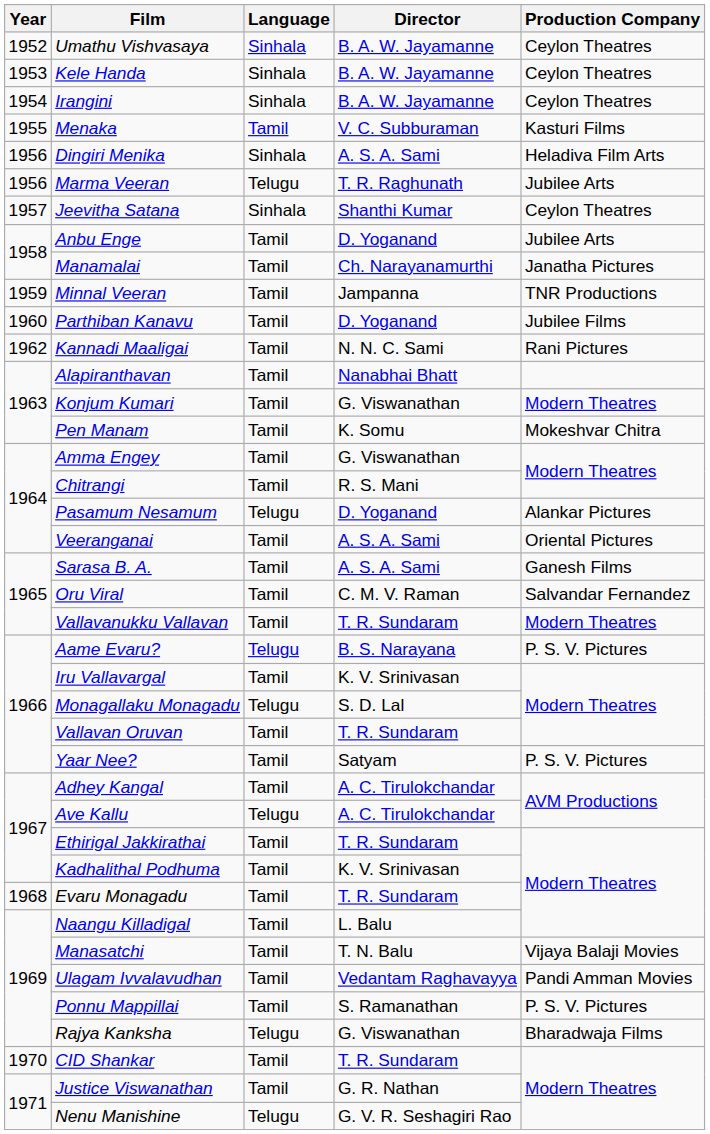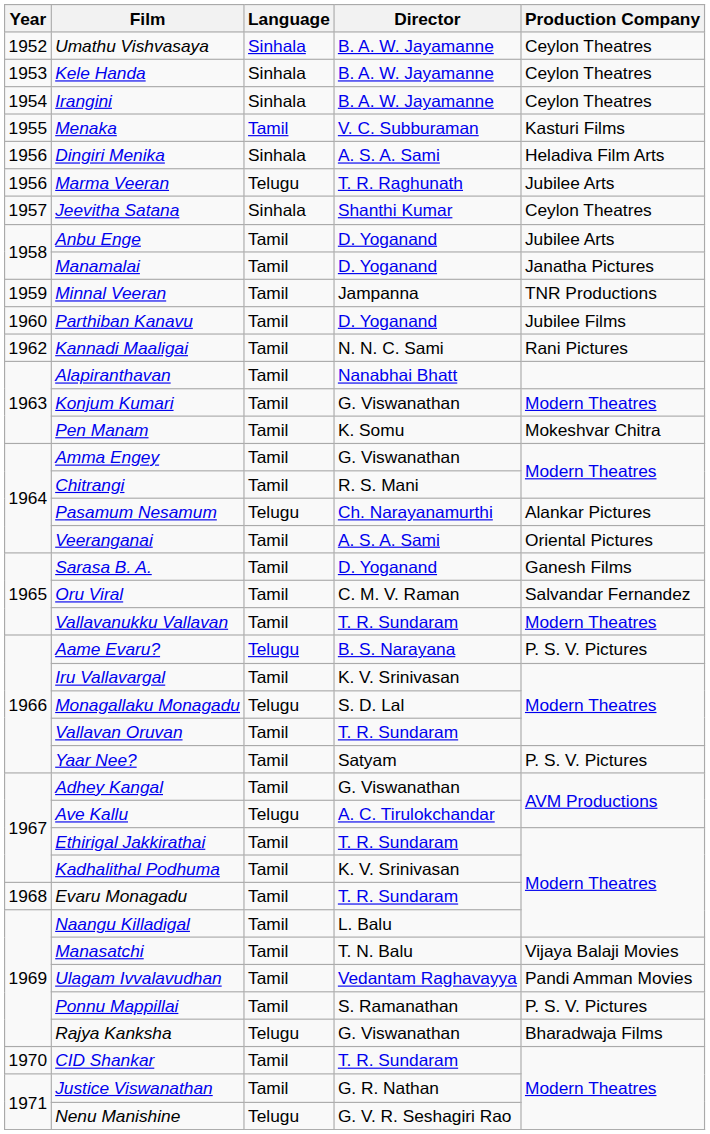(415, 265) Ch. Narayanamurthi -> (387, 265) D. Yoganand
(387, 512) D. Yoganand -> (415, 512) Ch. Narayanamurthi
(389, 567) A. S. A. Sami -> (387, 567) D. Yoganand
(416, 787) A. C. Tirulokchandar -> (399, 787) G. Viswanathan
